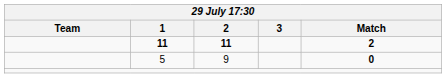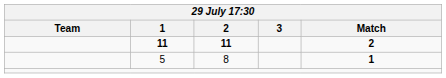(226, 60) 9 -> (226, 60) 8
(371, 60) 0 -> (371, 60) 1
